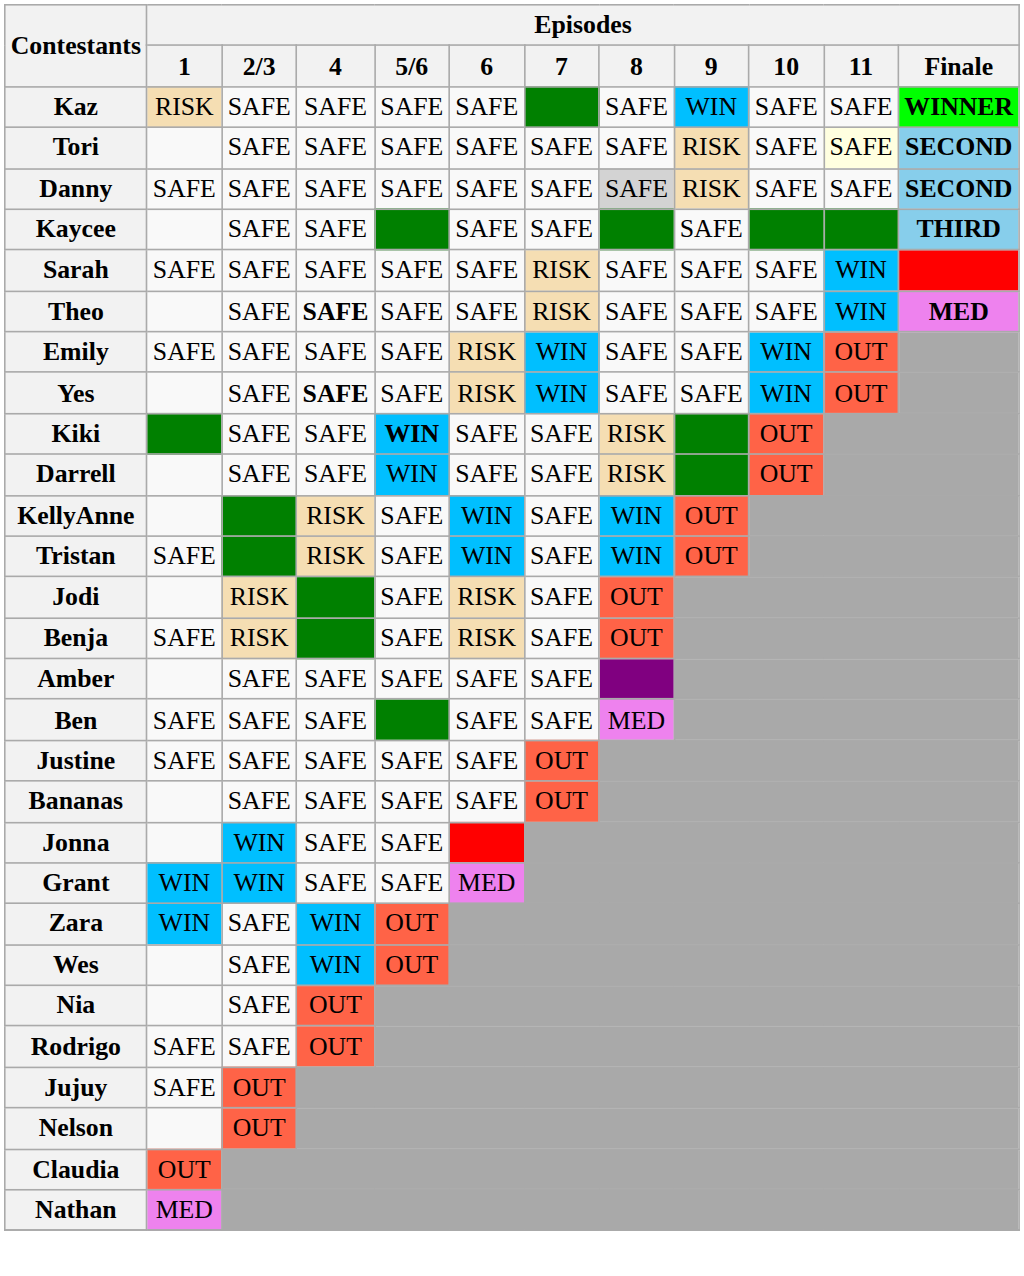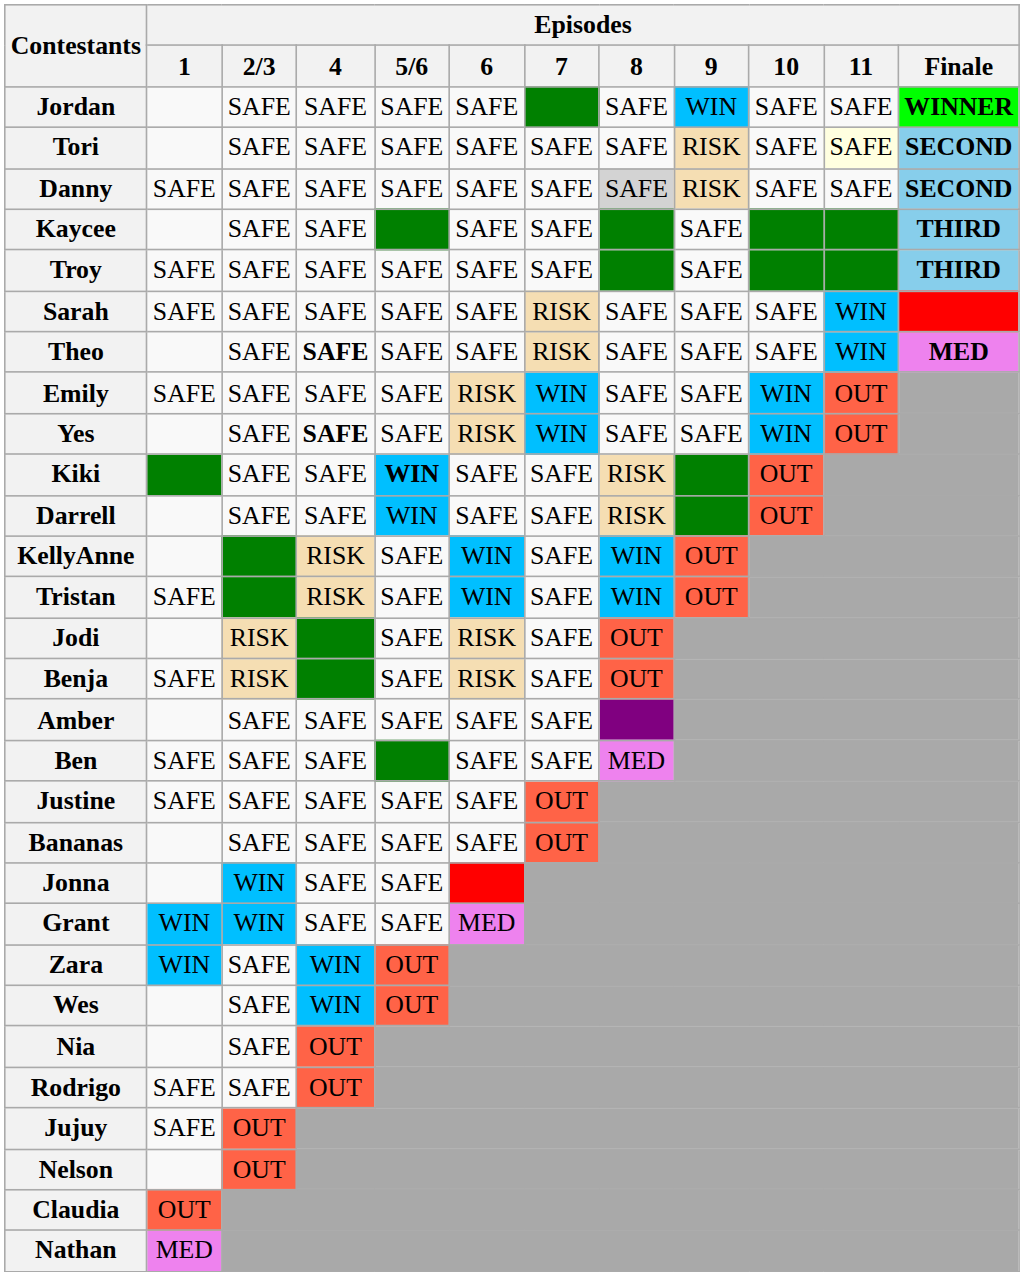- row: (76, 106)
+ row: (76, 106)
+ row: (76, 270)
